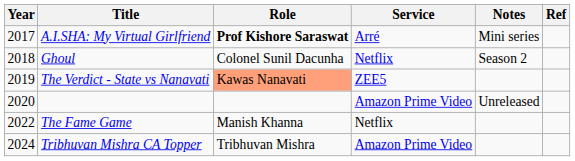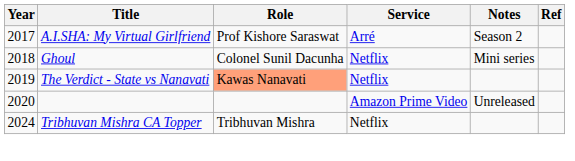(283, 36) bold -> (278, 36) normal
(509, 36) Mini series -> (498, 36) Season 2
(503, 58) Season 2 -> (504, 58) Mini series
(370, 79) ZEE5 -> (369, 79) Netflix
- row: (86, 123)
(413, 144) Amazon Prime Video -> (369, 123) Netflix
